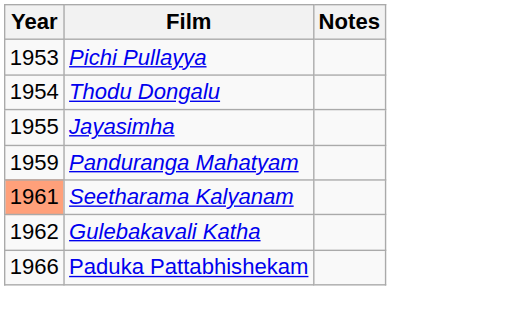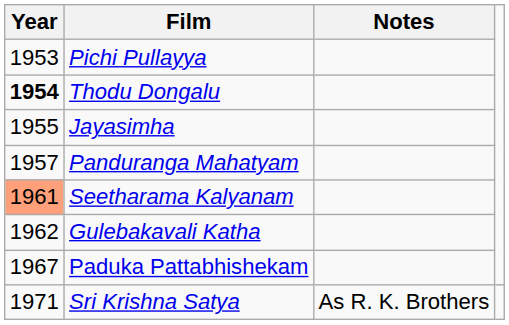(34, 92) normal -> (34, 92) bold
(34, 162) 1959 -> (34, 162) 1957
(34, 267) 1966 -> (34, 267) 1967
+ row: (154, 302)
